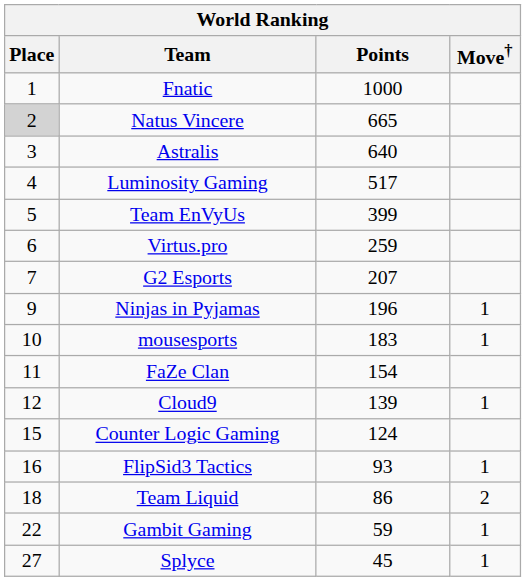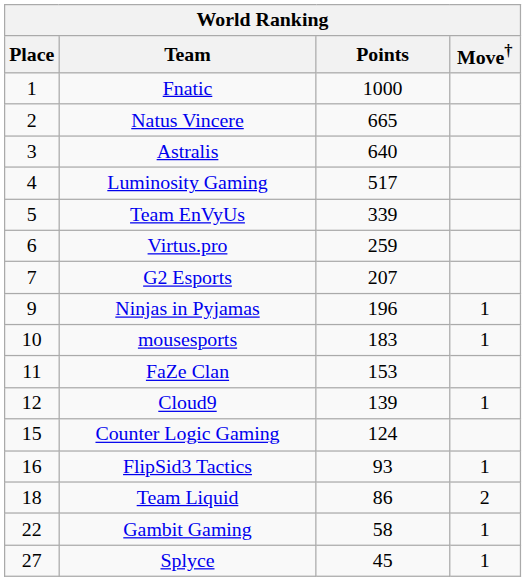(32, 119) lightgrey background -> (32, 119) no background
(383, 214) 399 -> (383, 214) 339
(383, 371) 154 -> (383, 371) 153
(383, 529) 59 -> (383, 529) 58
